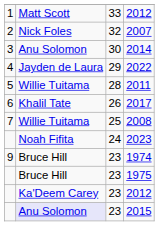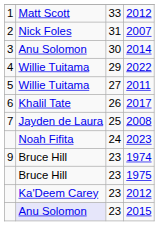(115, 31) 32 -> (115, 31) 31
(61, 67) Jayden de Laura -> (54, 67) Willie Tuitama
(115, 85) 28 -> (115, 85) 27
(54, 121) Willie Tuitama -> (61, 121) Jayden de Laura
